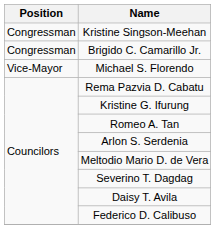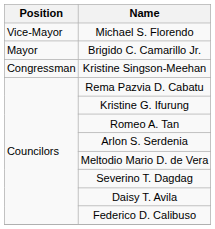rows swapped: (145, 32) <-> (145, 68)
(41, 50) Congressman -> (22, 50) Mayor
